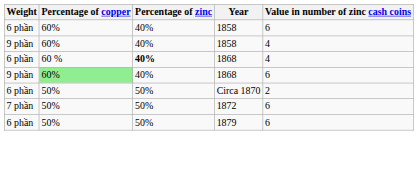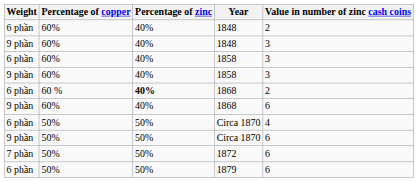+ row: (20, 28)
+ row: (20, 43)
(267, 28) 6 -> (267, 59) 3
(267, 43) 4 -> (267, 75) 3
(267, 59) 4 -> (267, 91) 2
(51, 75) lightgreen background -> (51, 106) no background
(267, 91) 2 -> (267, 122) 4
+ row: (20, 138)
